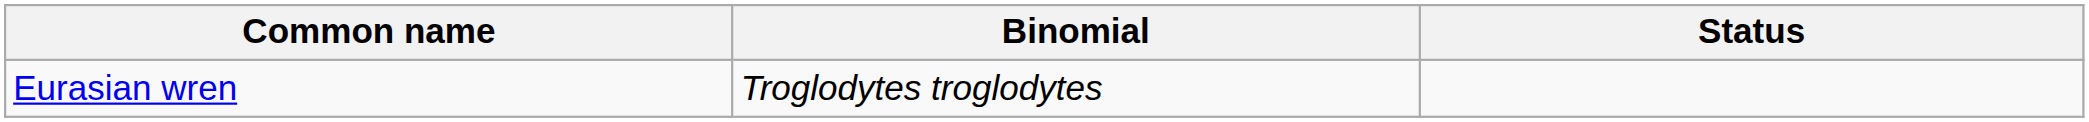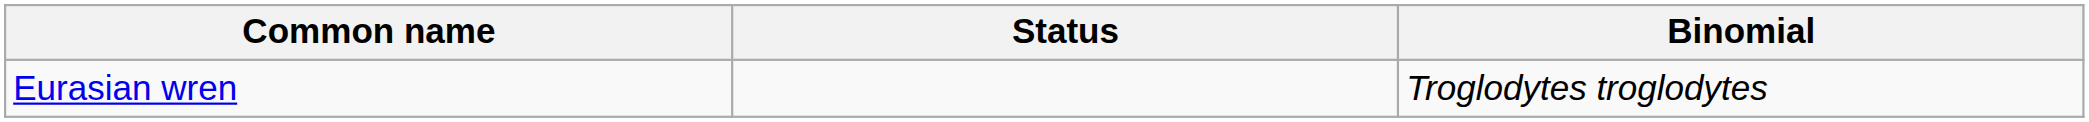columns swapped: (1076, 32) <-> (1752, 32)
